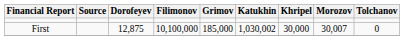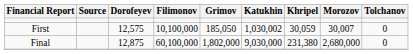(131, 29) 12,875 -> (131, 29) 12,575
(218, 29) 185,000 -> (221, 29) 185,050
(296, 29) 30,000 -> (302, 29) 30,059
+ row: (40, 43)
